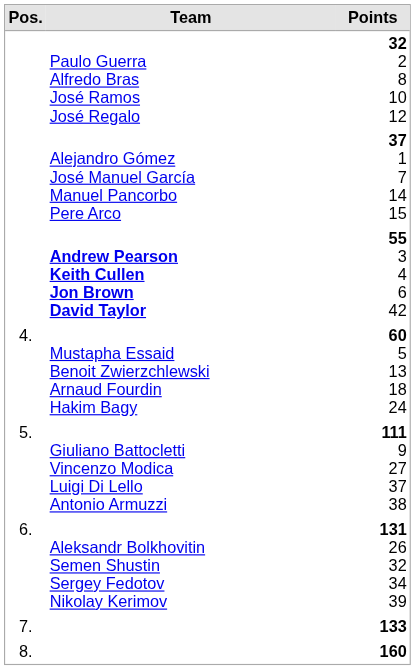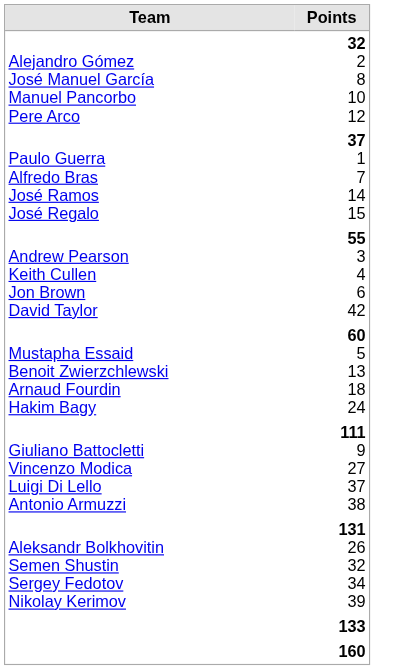- column: (26, 18)
(98, 89) Paulo Guerra Alfredo Bras José Ramos José Regalo -> (81, 89) Alejandro Gómez José Manuel García Manuel Pancorbo Pere Arco
(122, 186) Alejandro Gómez José Manuel García Manuel Pancorbo Pere Arco -> (57, 186) Paulo Guerra Alfredo Bras José Ramos José Regalo
(114, 283) bold -> (69, 283) normal
